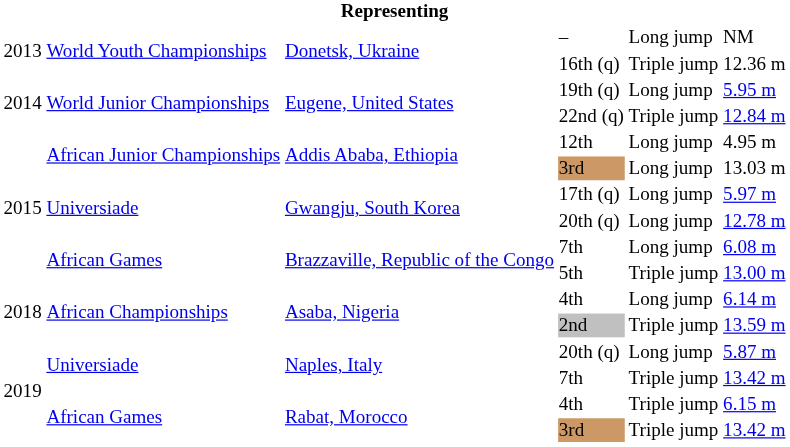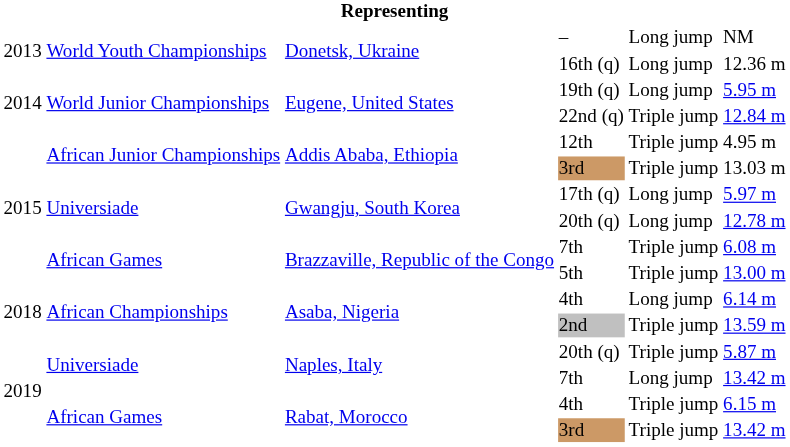(673, 63) Triple jump -> (671, 63) Long jump
(671, 142) Long jump -> (673, 142) Triple jump
(671, 168) Long jump -> (673, 168) Triple jump
(671, 246) Long jump -> (673, 246) Triple jump
(671, 351) Long jump -> (673, 351) Triple jump
(673, 377) Triple jump -> (671, 377) Long jump
